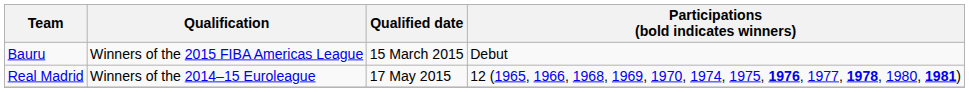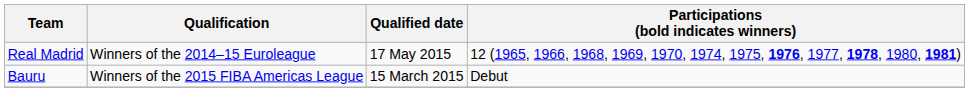rows swapped: (46, 76) <-> (26, 53)
